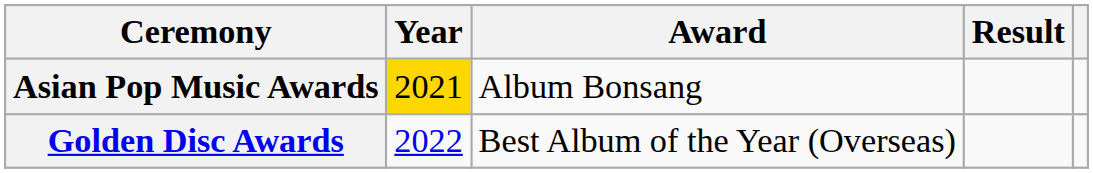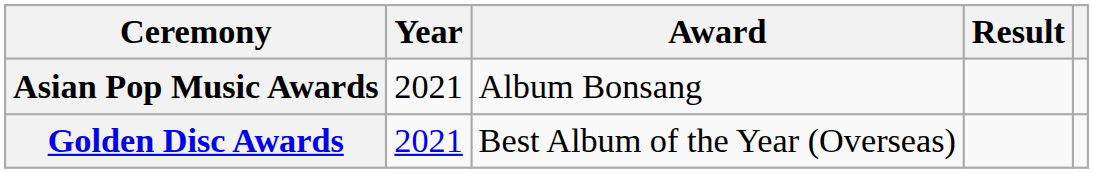(429, 85) gold background -> (429, 85) no background
(429, 140) 2022 -> (429, 140) 2021
